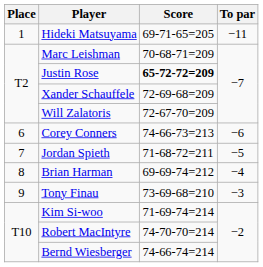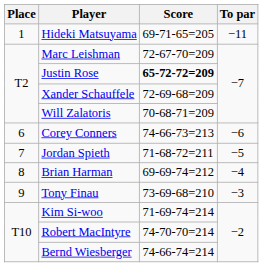(178, 53) 70-68-71=209 -> (178, 53) 72-67-70=209
(178, 113) 72-67-70=209 -> (178, 113) 70-68-71=209
